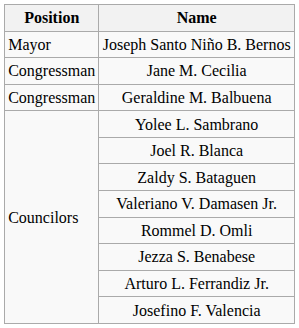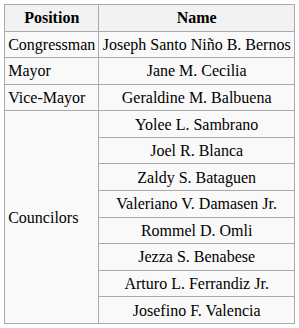(30, 44) Mayor -> (52, 44) Congressman
(52, 71) Congressman -> (30, 71) Mayor
(52, 97) Congressman -> (47, 97) Vice-Mayor
